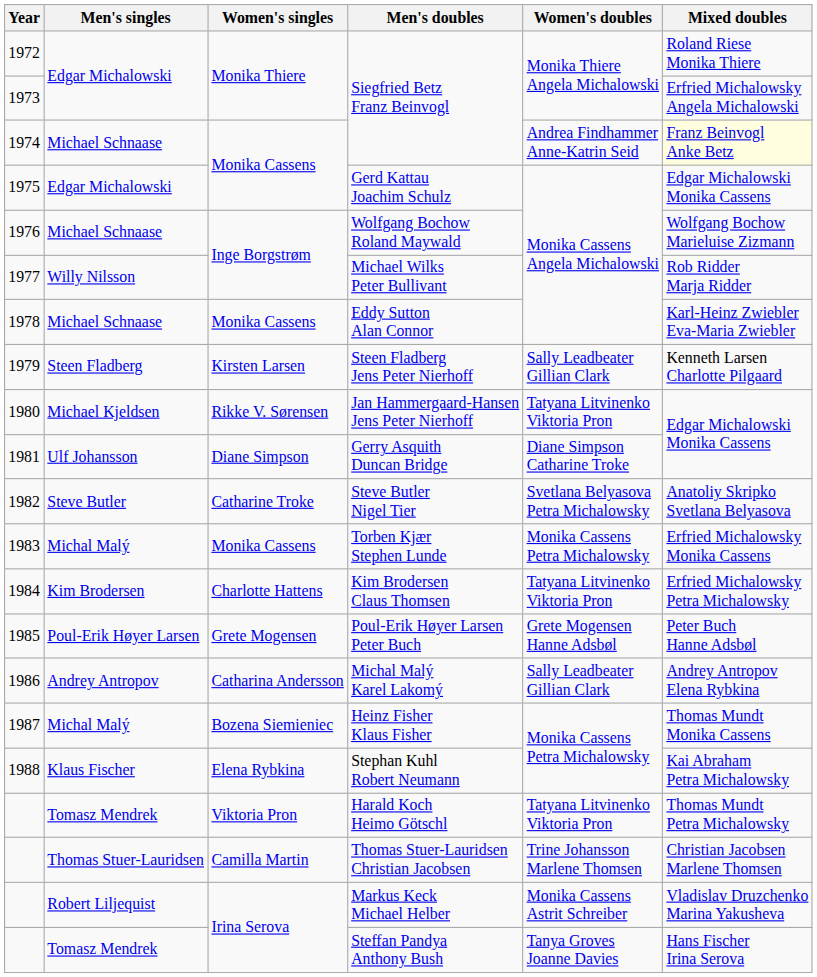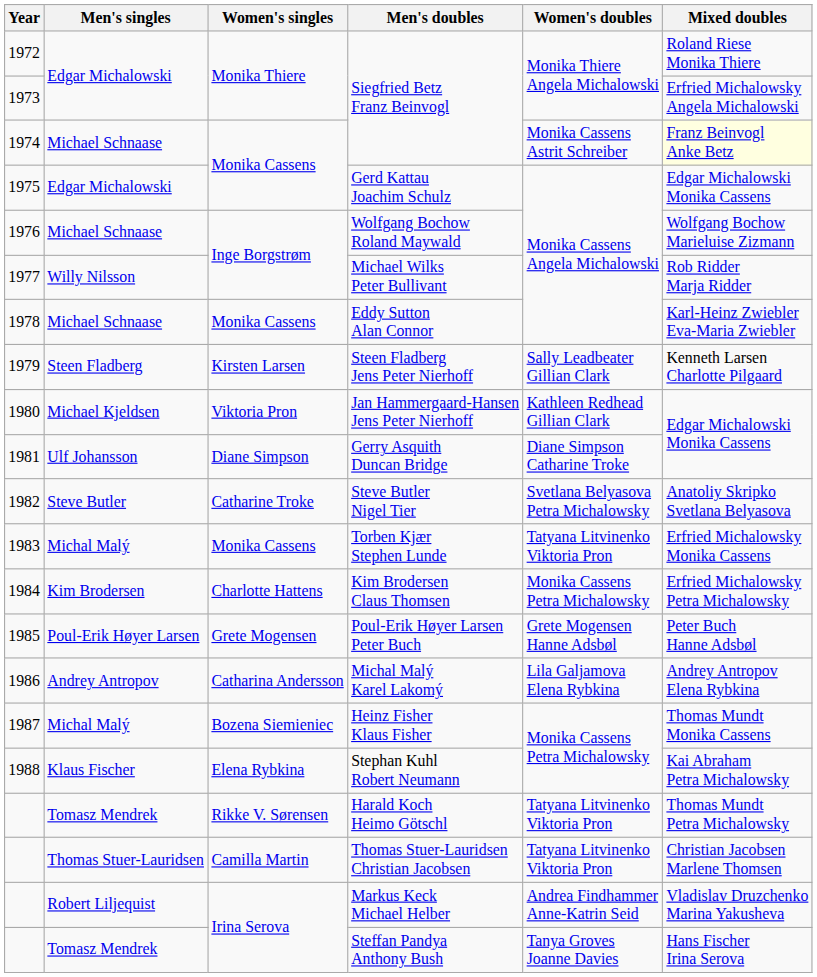(592, 143) Andrea Findhammer Anne-Katrin Seid -> (579, 143) Monika Cassens Astrit Schreiber
(270, 412) Rikke V. Sørensen -> (254, 412) Viktoria Pron
(588, 412) Tatyana Litvinenko Viktoria Pron -> (585, 412) Kathleen Redhead Gillian Clark
(588, 546) Monika Cassens Petra Michalowsky -> (588, 546) Tatyana Litvinenko Viktoria Pron
(588, 591) Tatyana Litvinenko Viktoria Pron -> (588, 591) Monika Cassens Petra Michalowsky
(580, 680) Sally Leadbeater Gillian Clark -> (576, 680) Lila Galjamova Elena Rybkina
(254, 815) Viktoria Pron -> (270, 815) Rikke V. Sørensen
(584, 860) Trine Johansson Marlene Thomsen -> (588, 860) Tatyana Litvinenko Viktoria Pron
(579, 905) Monika Cassens Astrit Schreiber -> (592, 905) Andrea Findhammer Anne-Katrin Seid
